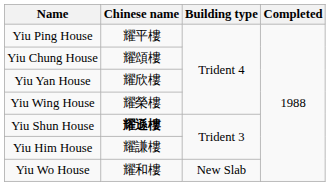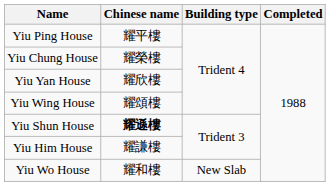(141, 57) 耀頌樓 -> (141, 57) 耀榮樓
(141, 102) 耀榮樓 -> (141, 102) 耀頌樓
